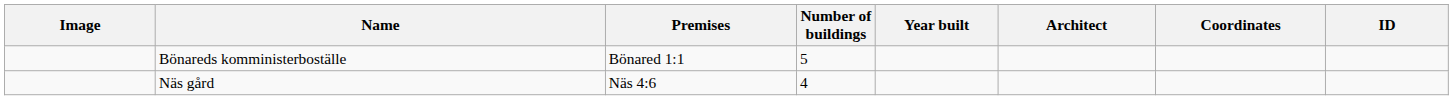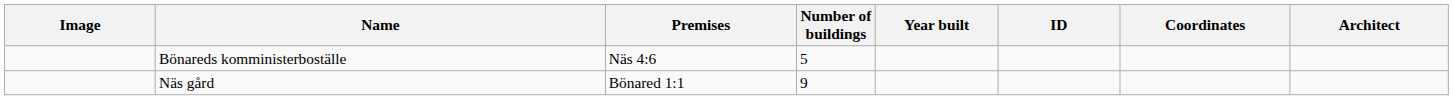columns swapped: (1077, 25) <-> (1387, 25)
(647, 58) Bönared 1:1 -> (632, 58) Näs 4:6
(632, 82) Näs 4:6 -> (647, 82) Bönared 1:1
(804, 82) 4 -> (804, 82) 9
